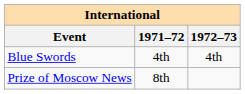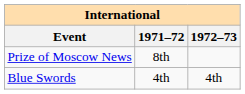rows swapped: (42, 57) <-> (70, 78)
